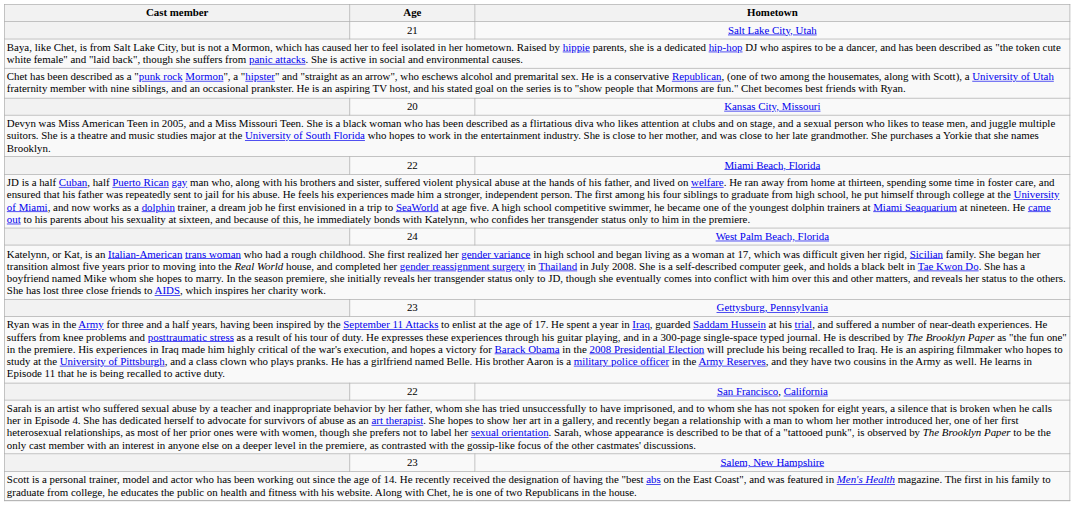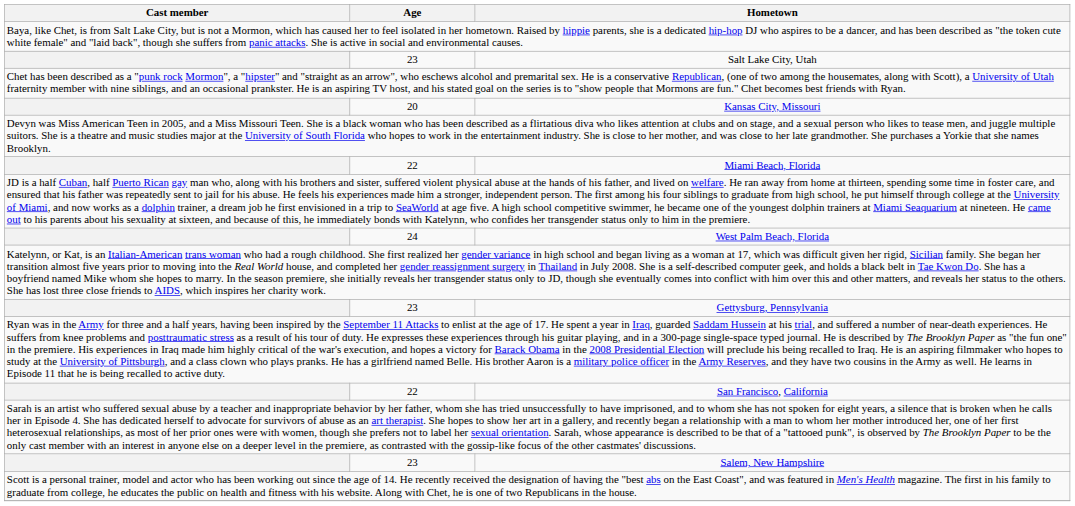- row: (412, 30)
+ row: (412, 59)
